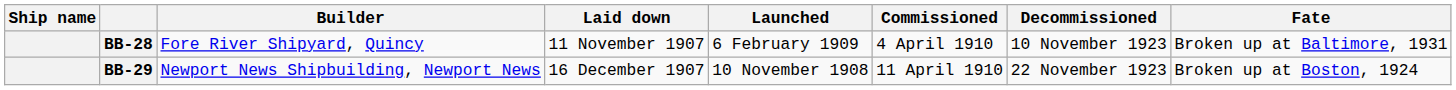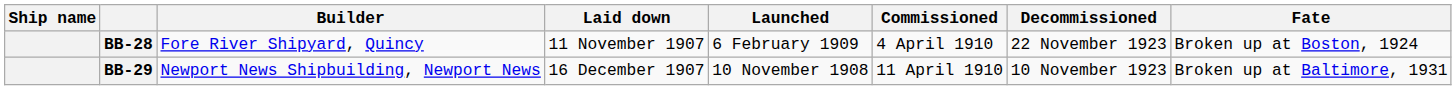(1089, 44) 10 November 1923 -> (1089, 44) 22 November 1923
(1311, 44) Broken up at Baltimore, 1931 -> (1296, 44) Broken up at Boston, 1924
(1089, 71) 22 November 1923 -> (1089, 71) 10 November 1923
(1296, 71) Broken up at Boston, 1924 -> (1311, 71) Broken up at Baltimore, 1931
